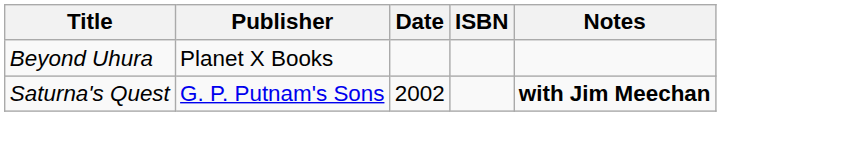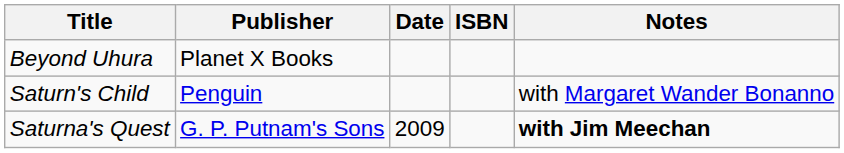+ row: (79, 93)
(420, 93) 2002 -> (420, 128) 2009
